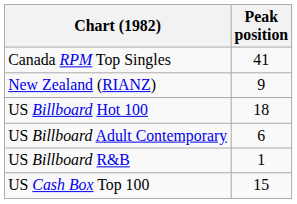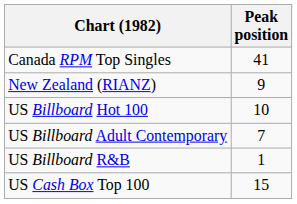(261, 110) 18 -> (261, 110) 10
(261, 135) 6 -> (261, 135) 7
